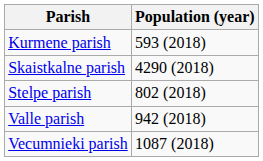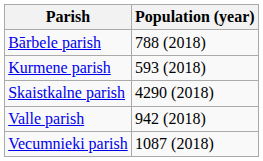+ row: (55, 42)
- row: (50, 93)
